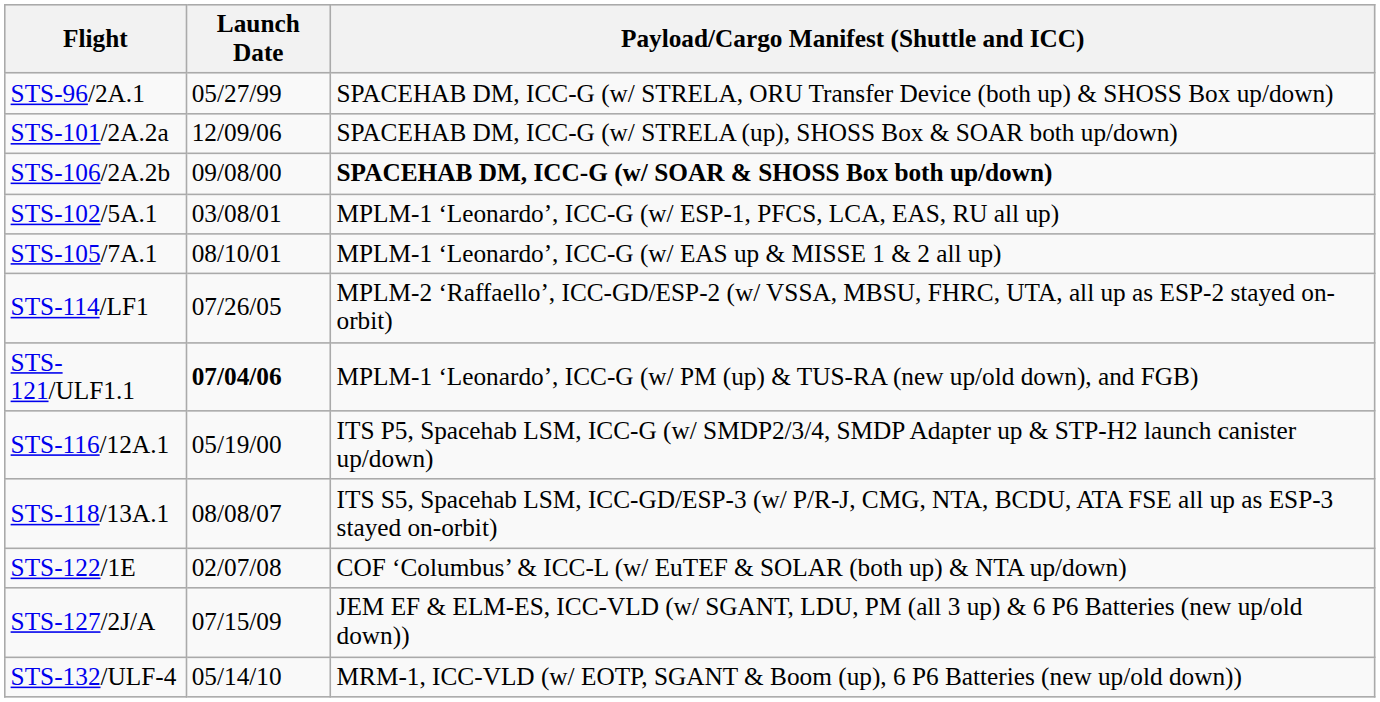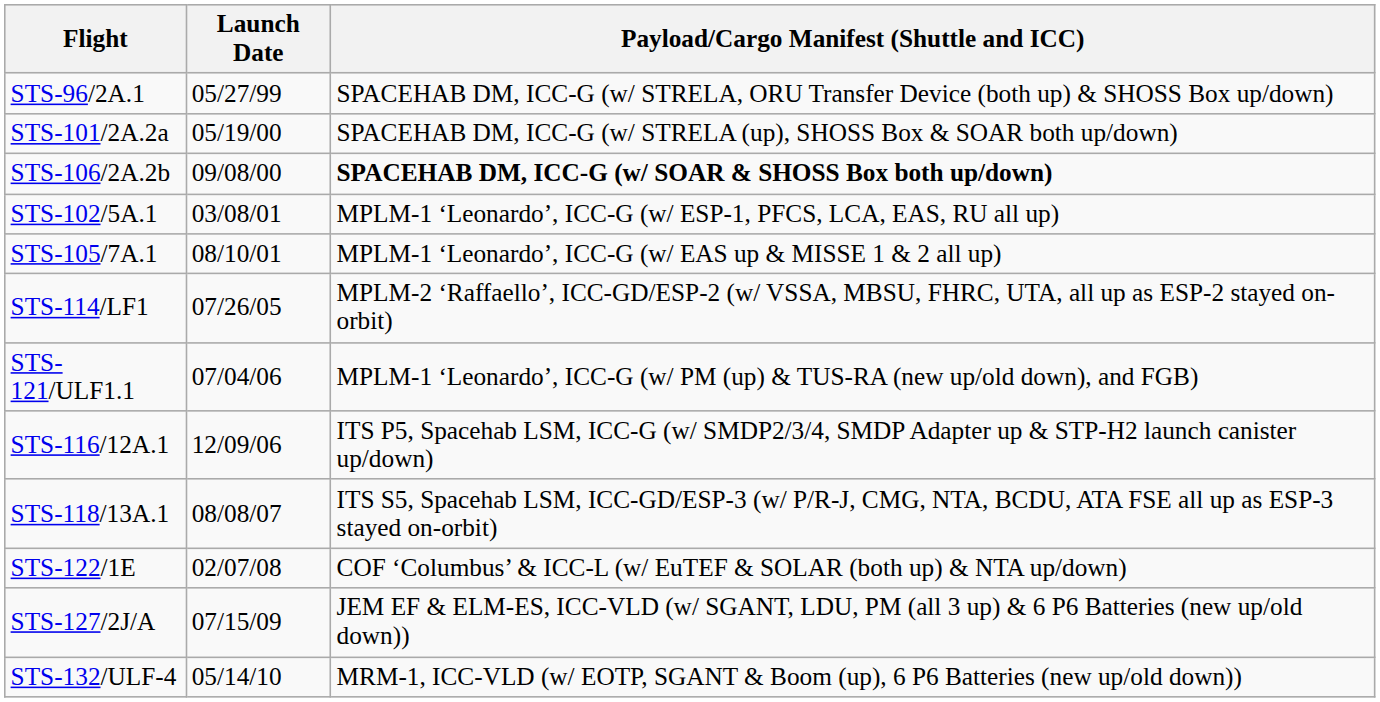(237, 133) 12/09/06 -> (237, 133) 05/19/00
(237, 376) bold -> (237, 376) normal
(237, 444) 05/19/00 -> (237, 444) 12/09/06
